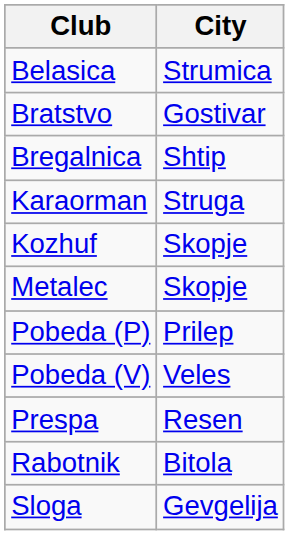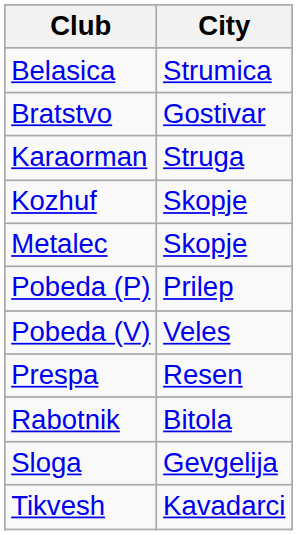- row: (76, 157)
+ row: (58, 506)
